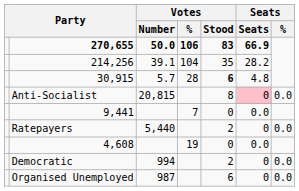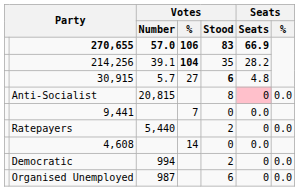(163, 46) 50.0 -> (163, 46) 57.0
(189, 62) normal -> (189, 62) bold
(192, 79) 28 -> (192, 79) 27
(192, 145) 19 -> (192, 145) 14
